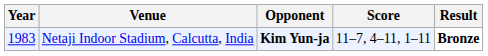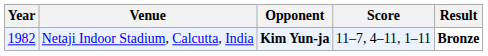(22, 39) 1983 -> (22, 39) 1982
